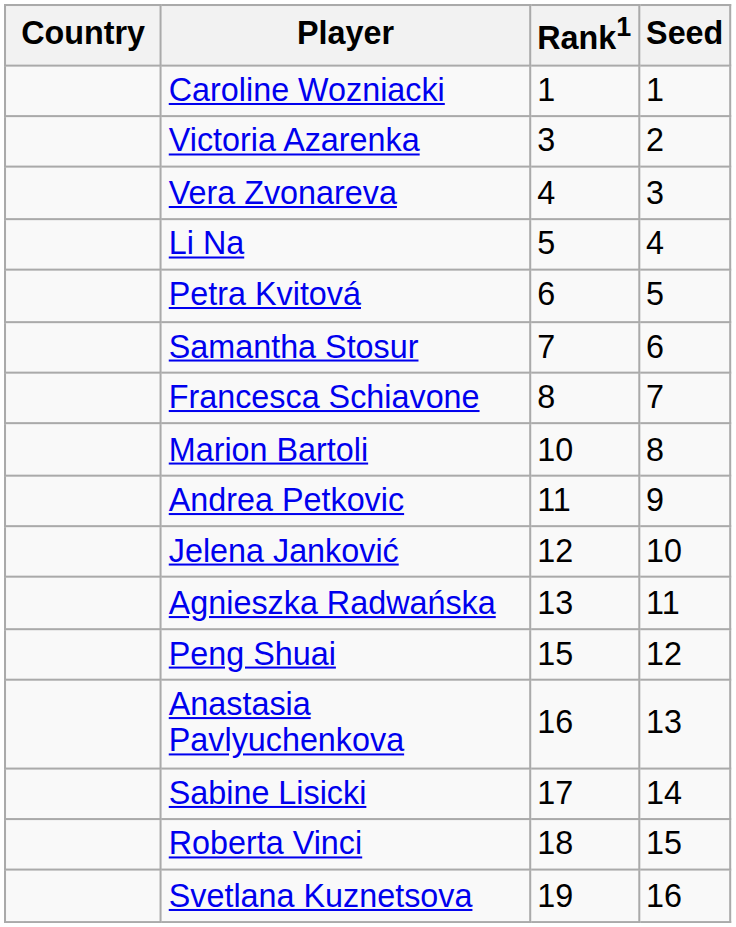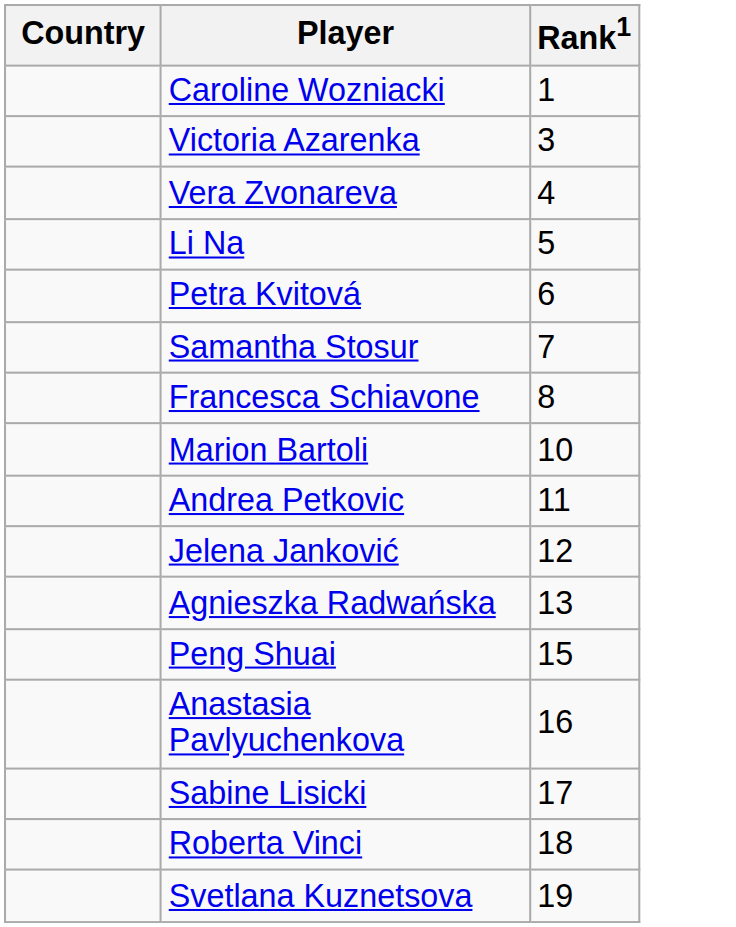- column: (685, 34)
